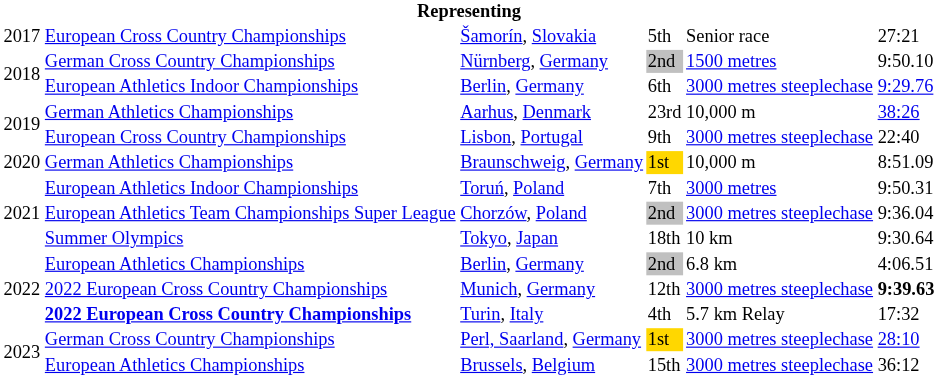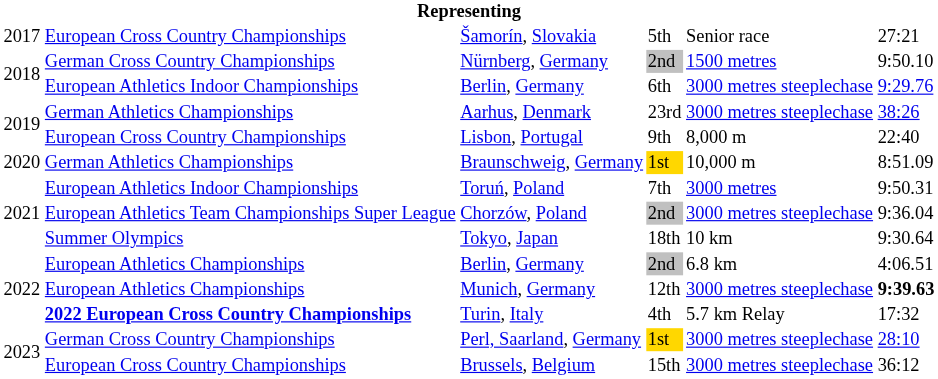(721, 111) 10,000 m -> (780, 111) 3000 metres steeplechase
(780, 137) 3000 metres steeplechase -> (716, 137) 8,000 m
(216, 289) 2022 European Cross Country Championships -> (175, 289) European Athletics Championships
(175, 364) European Athletics Championships -> (195, 364) European Cross Country Championships
